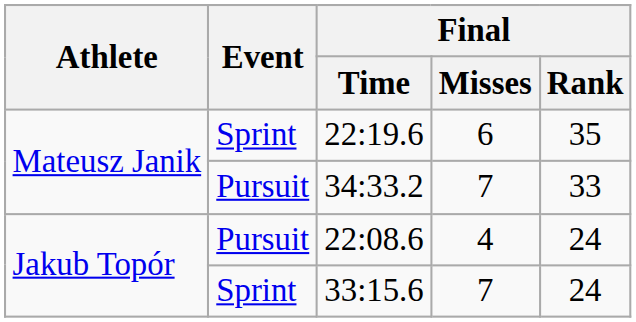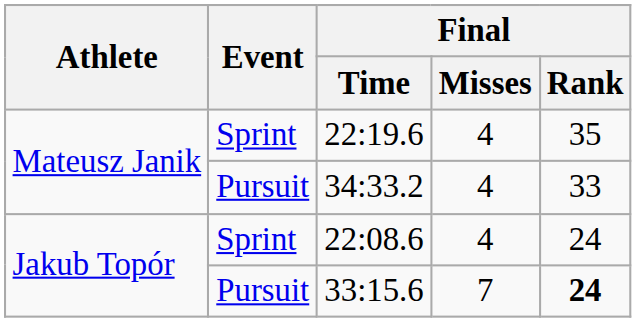(485, 134) 6 -> (485, 134) 4
(485, 186) 7 -> (485, 186) 4
(263, 238) Pursuit -> (256, 238) Sprint
(256, 290) Sprint -> (263, 290) Pursuit
(585, 290) normal -> (585, 290) bold
